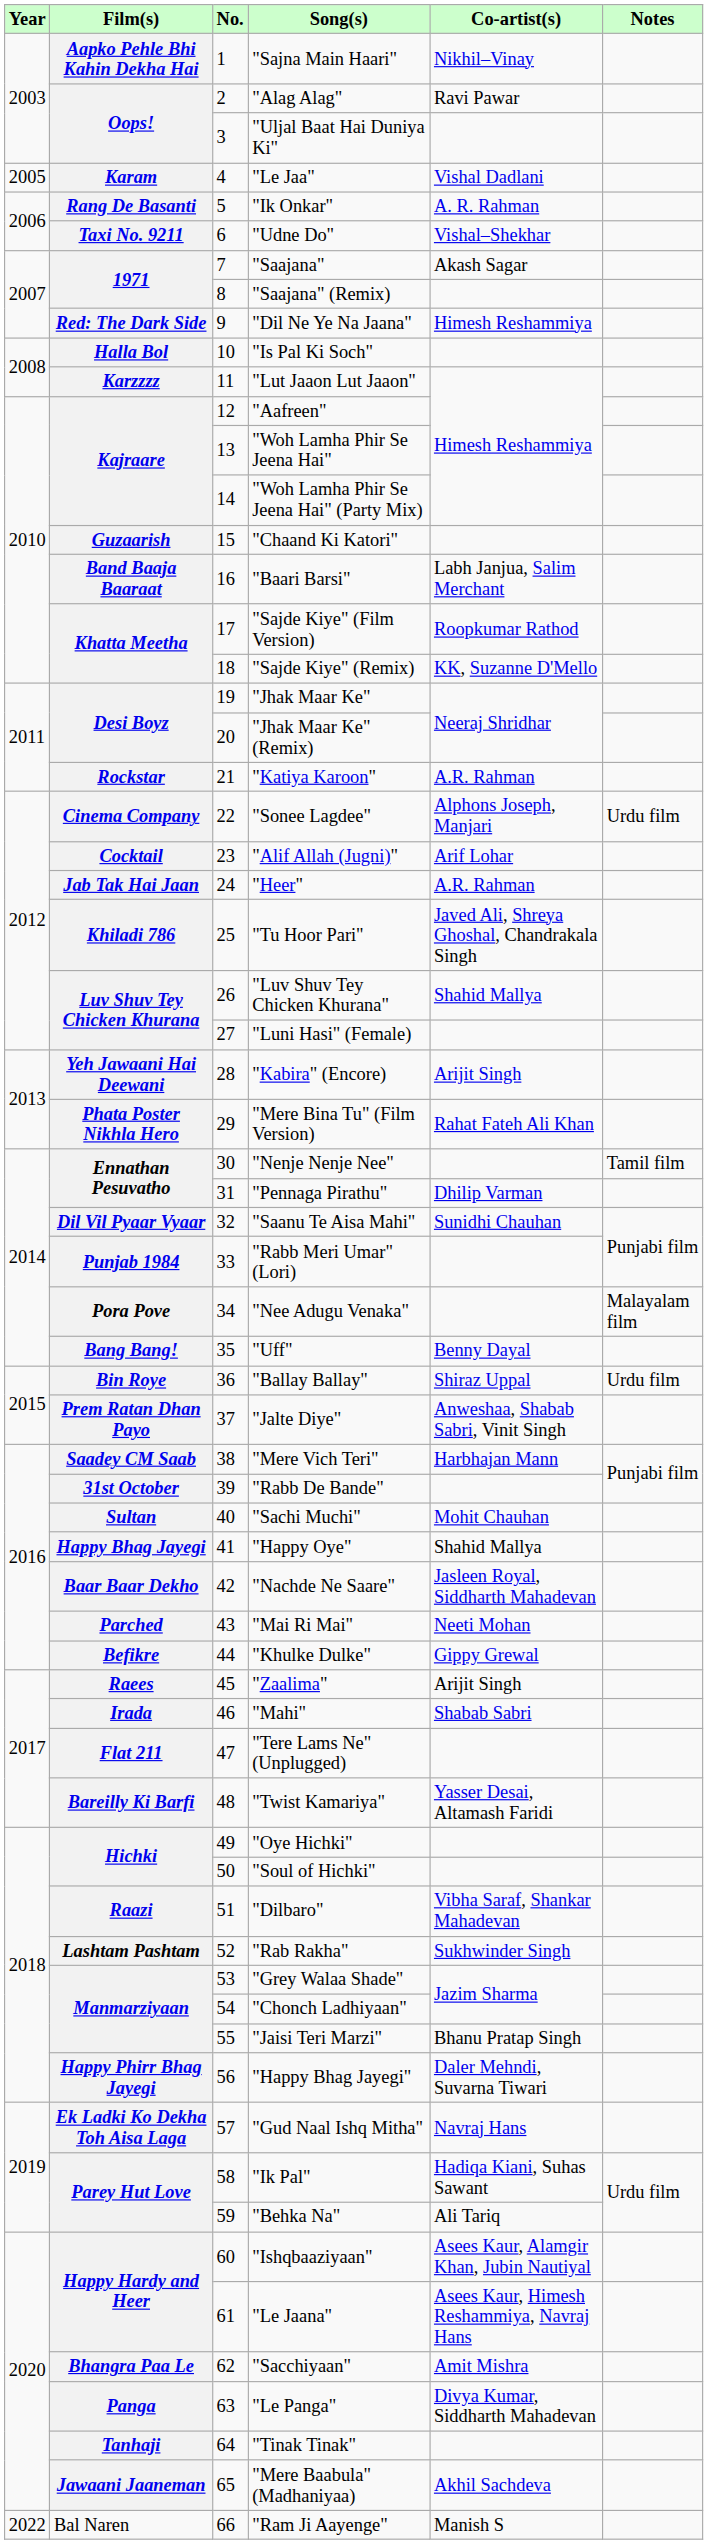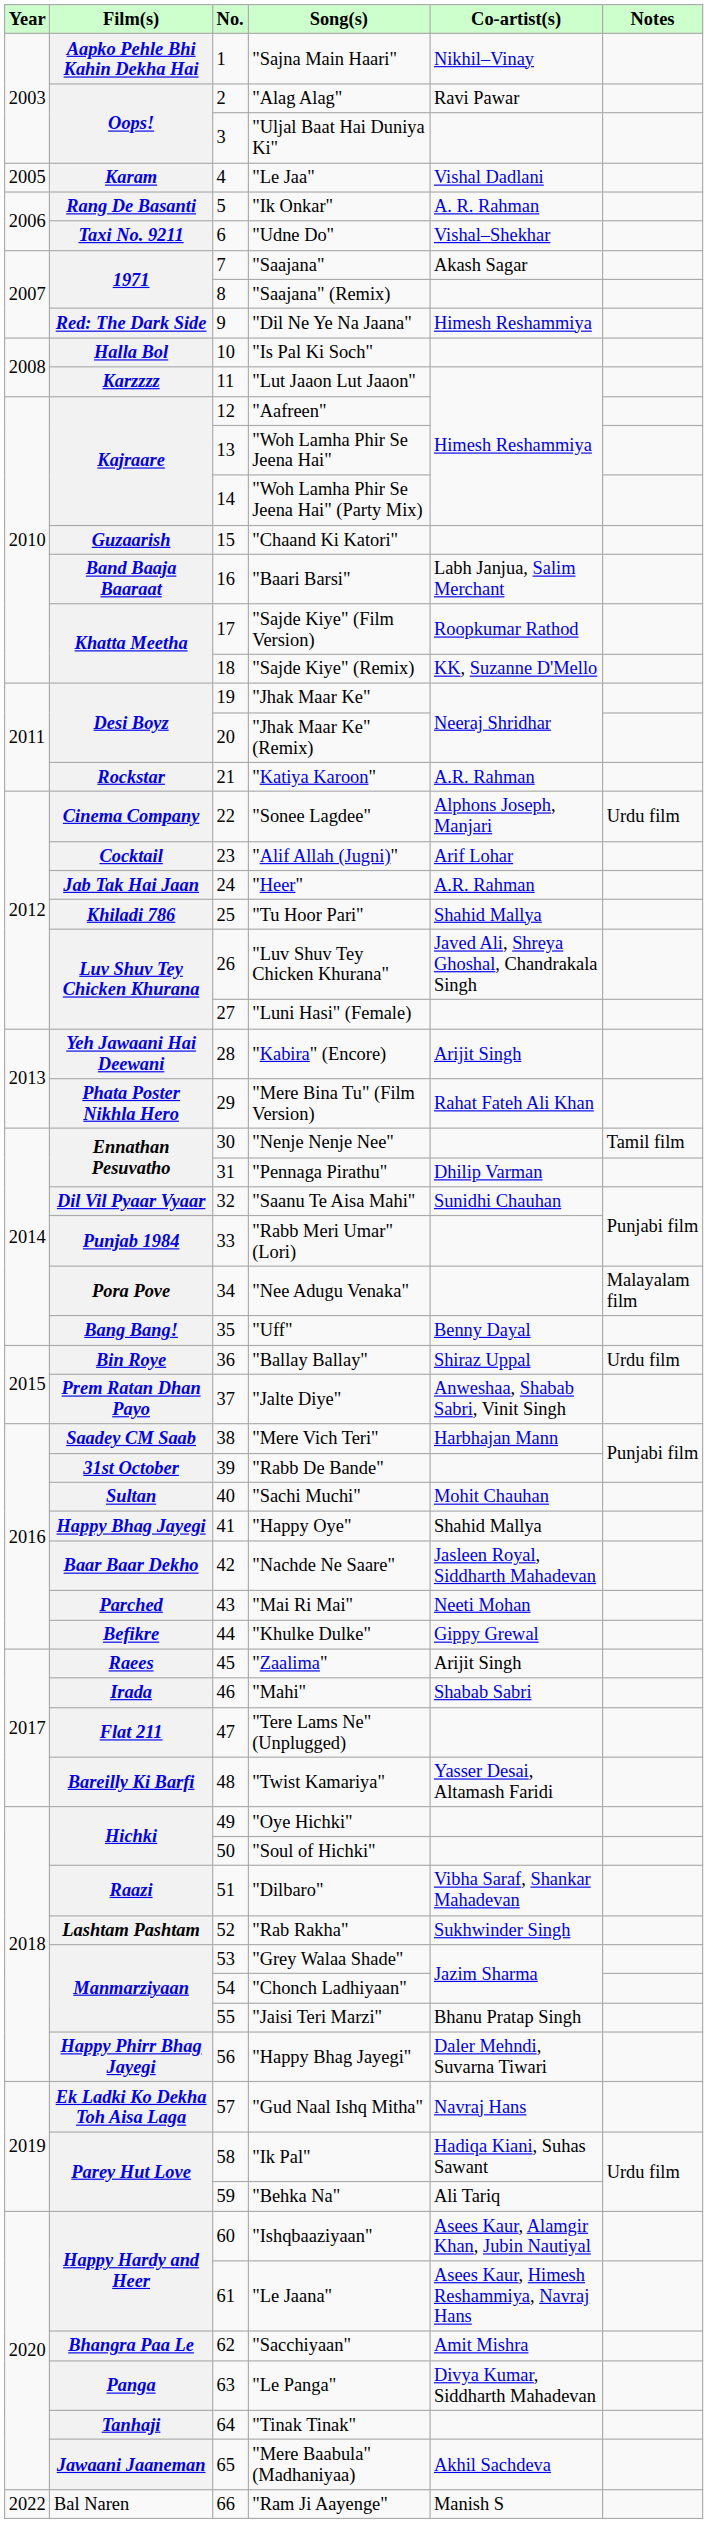(516, 934) Javed Ali, Shreya Ghoshal, Chandrakala Singh -> (488, 914) Shahid Mallya
(488, 995) Shahid Mallya -> (516, 964) Javed Ali, Shreya Ghoshal, Chandrakala Singh
